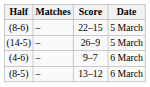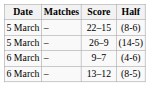columns swapped: (127, 12) <-> (19, 12)
